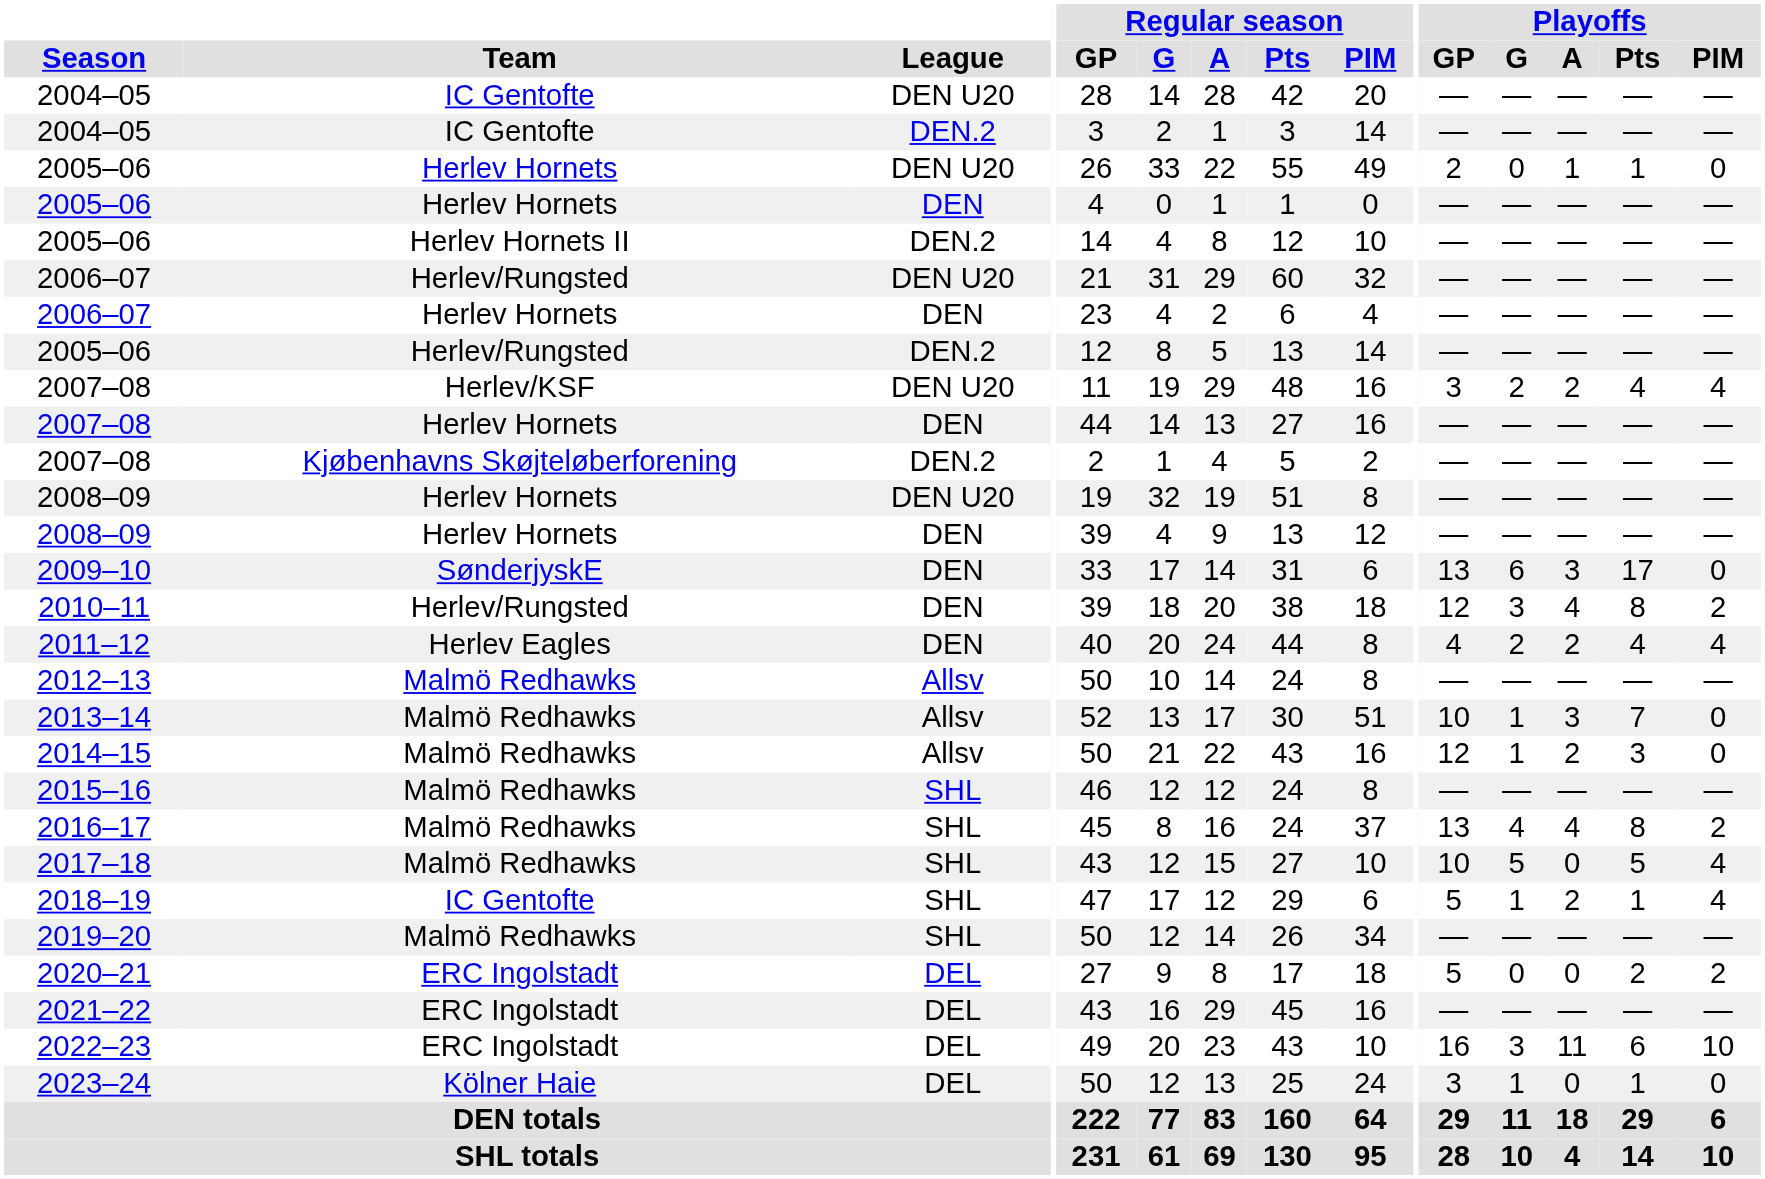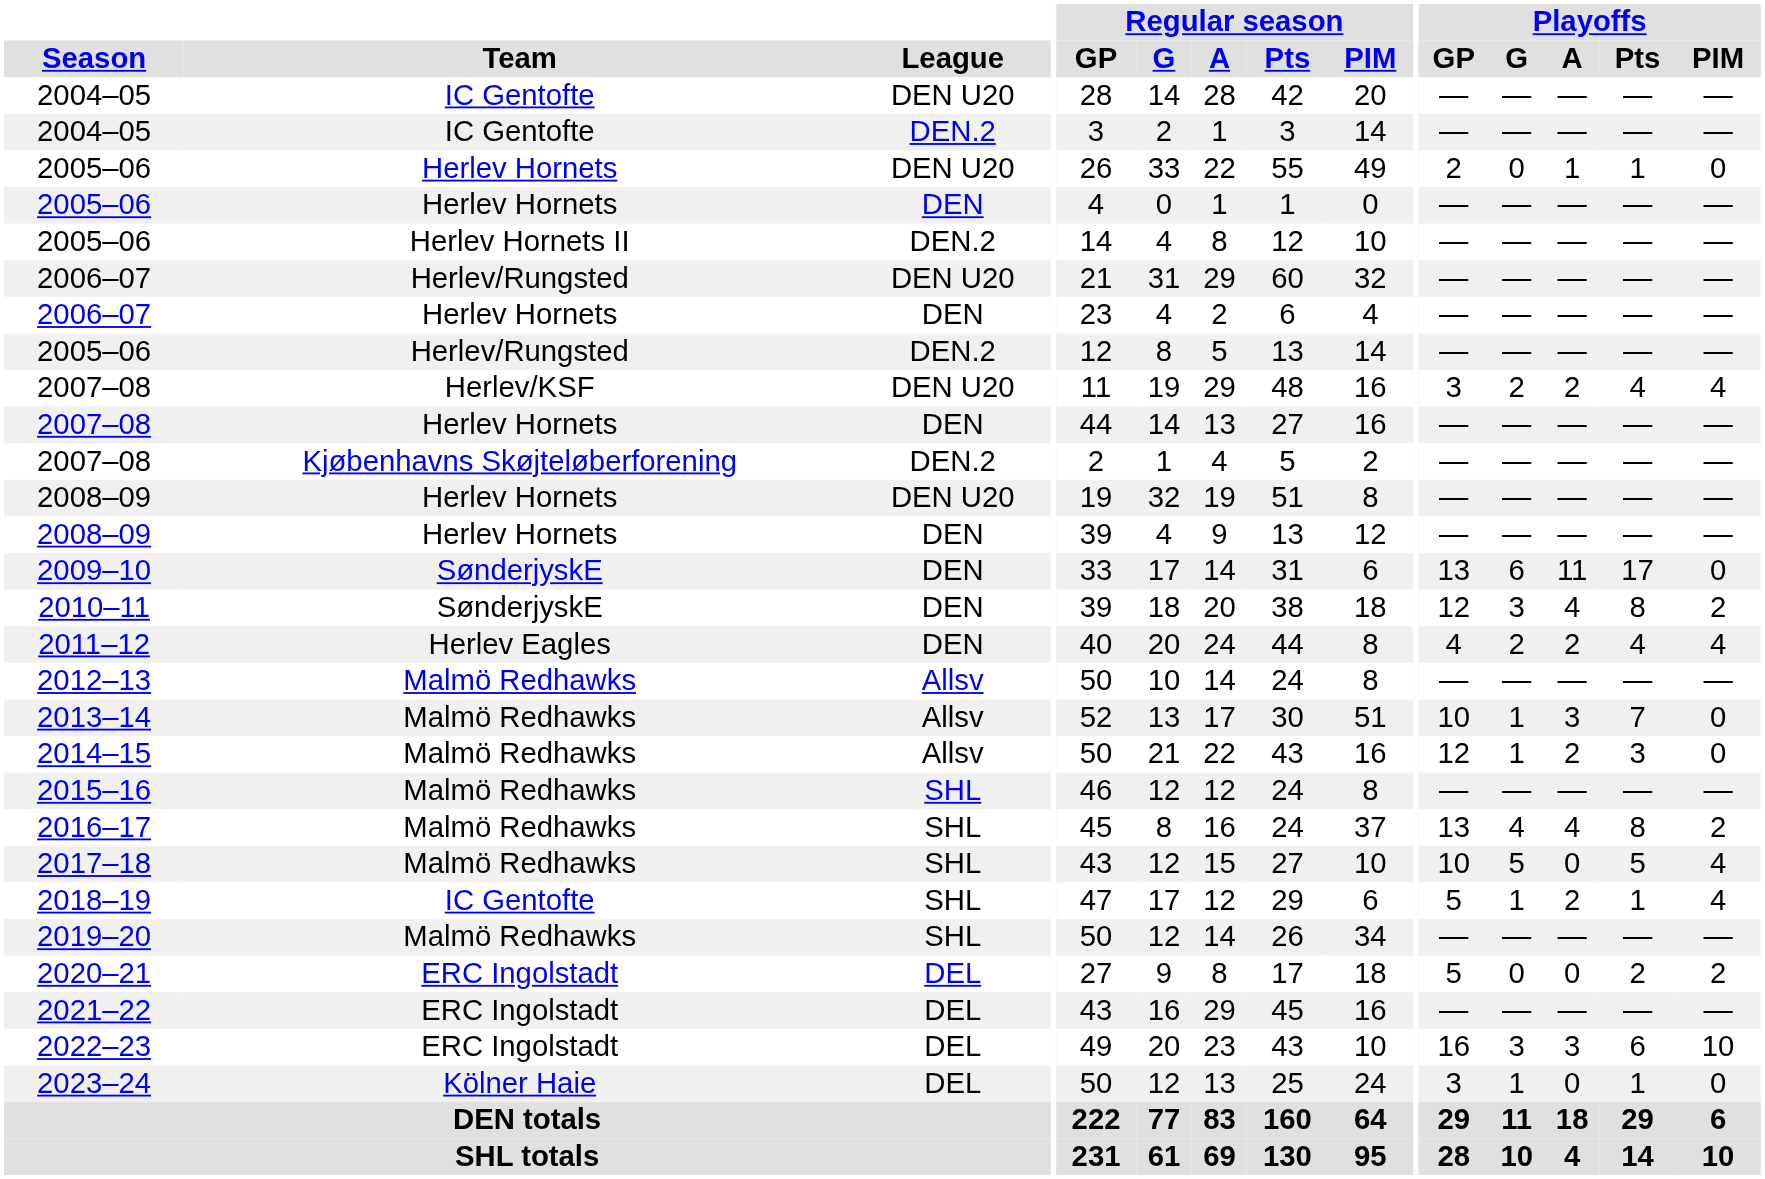(1572, 570) 3 -> (1572, 570) 11
(520, 607) Herlev/Rungsted -> (520, 607) SønderjyskE
(1572, 1046) 11 -> (1572, 1046) 3
